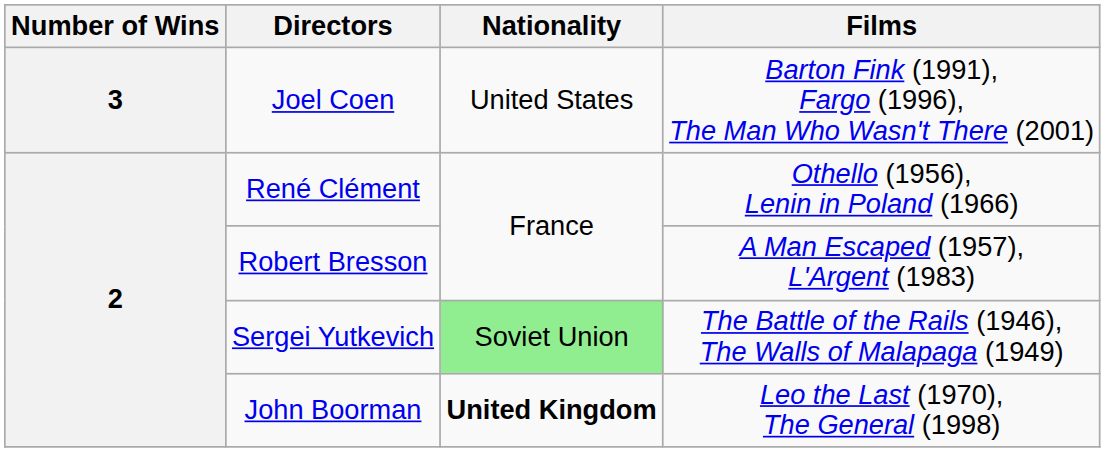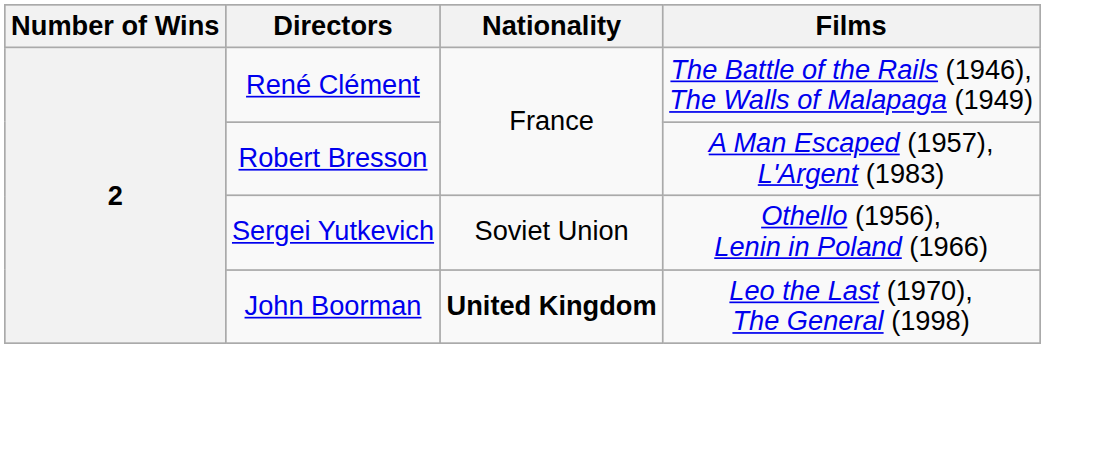- row: (333, 99)
(882, 188) Othello (1956), Lenin in Poland (1966) -> (851, 84) The Battle of the Rails (1946), The Walls of Malapaga (1949)
(552, 336) lightgreen background -> (552, 231) no background
(882, 336) The Battle of the Rails (1946), The Walls of Malapaga (1949) -> (851, 231) Othello (1956), Lenin in Poland (1966)
